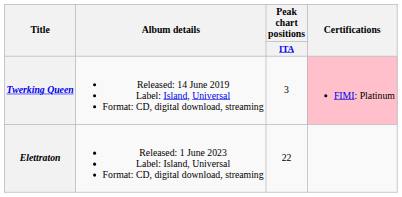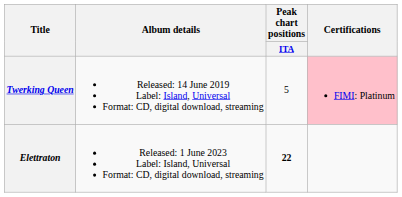(287, 90) 3 -> (287, 90) 5
(287, 158) normal -> (287, 158) bold
